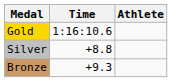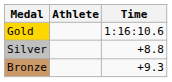columns swapped: (141, 13) <-> (82, 13)
